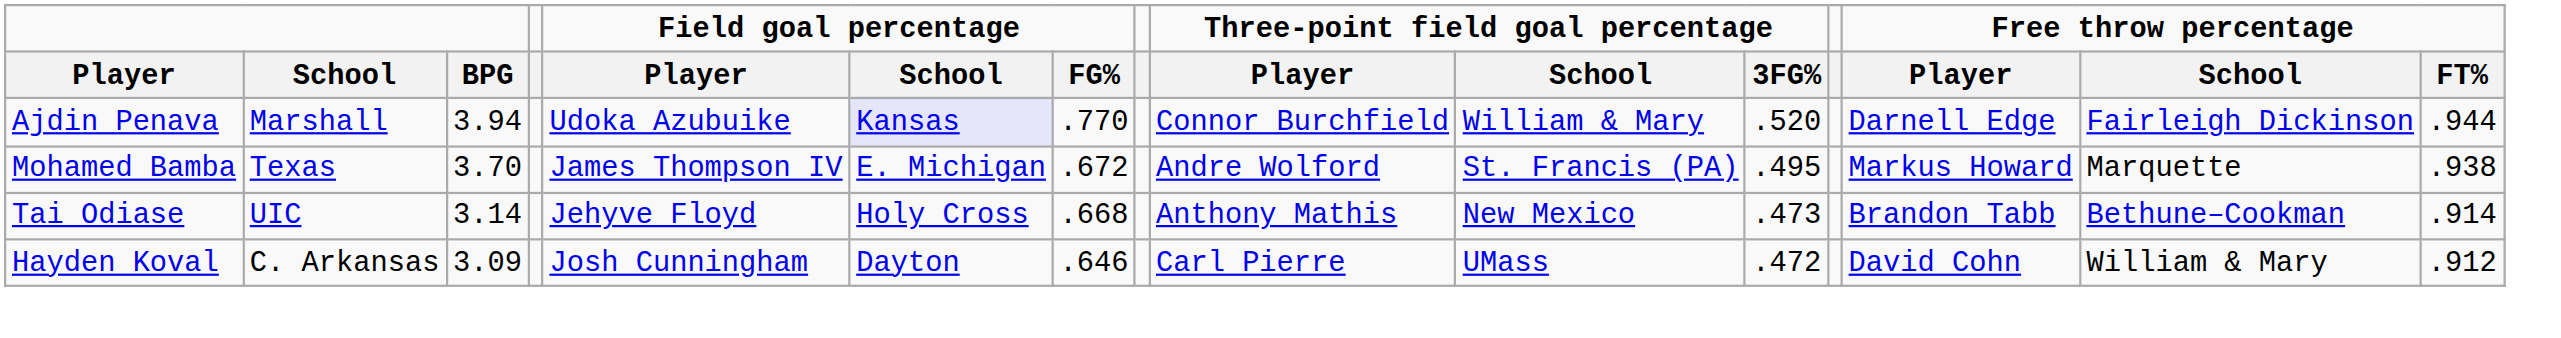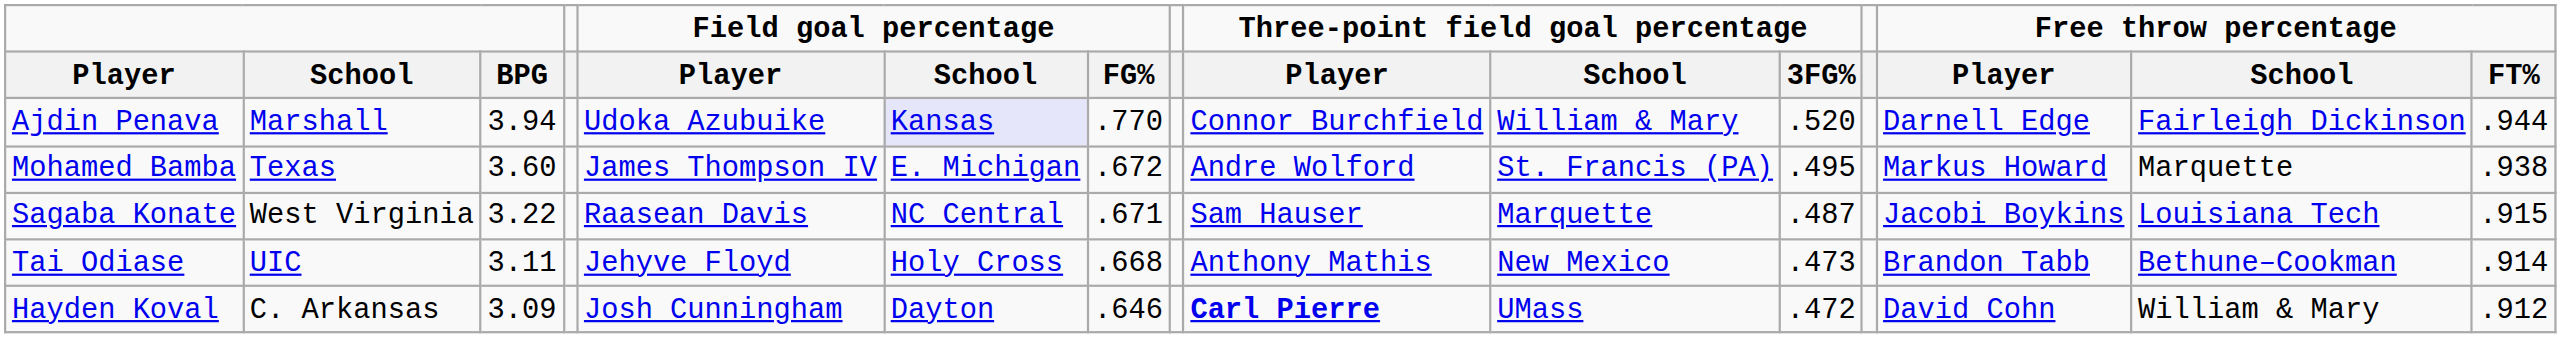(488, 169) 3.70 -> (522, 169) 3.60
+ row: (124, 216)
(488, 216) 3.14 -> (522, 263) 3.11
(1251, 263) normal -> (1285, 309) bold
